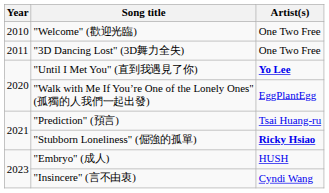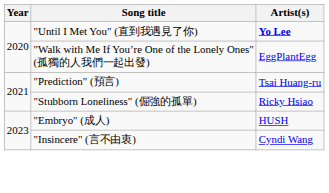- row: (85, 31)
- row: (109, 50)
(287, 140) bold -> (286, 101) normal
